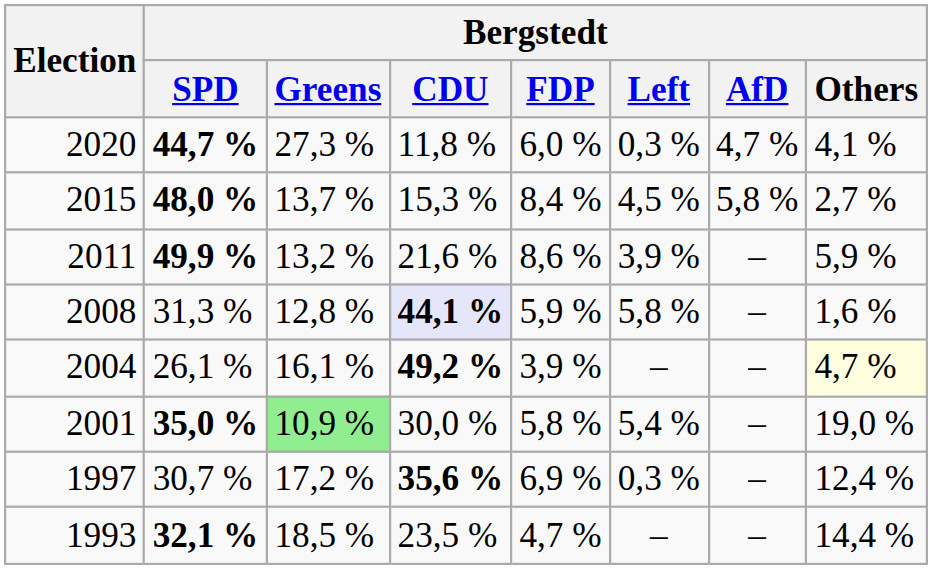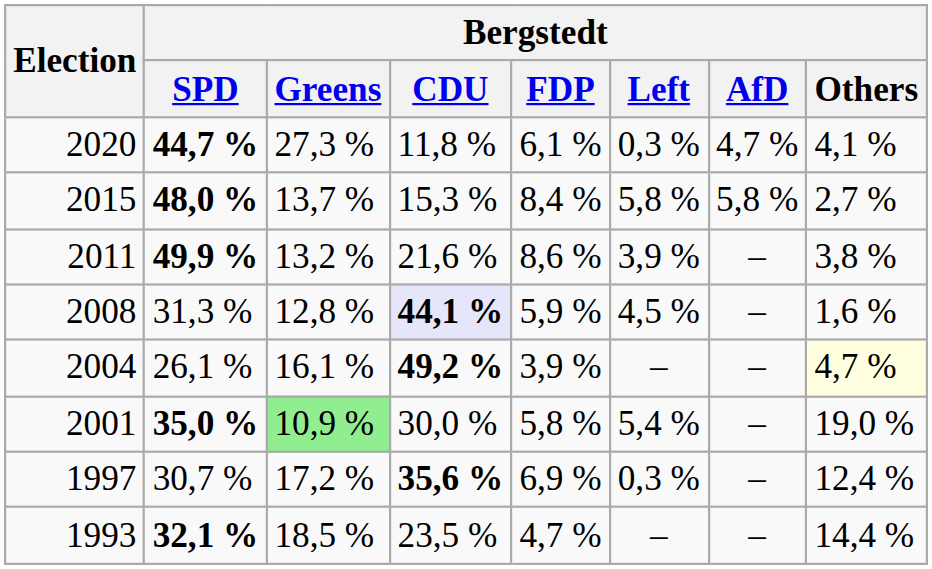(560, 144) 6,0 % -> (560, 144) 6,1 %
(659, 199) 4,5 % -> (659, 199) 5,8 %
(856, 255) 5,9 % -> (856, 255) 3,8 %
(659, 311) 5,8 % -> (659, 311) 4,5 %
